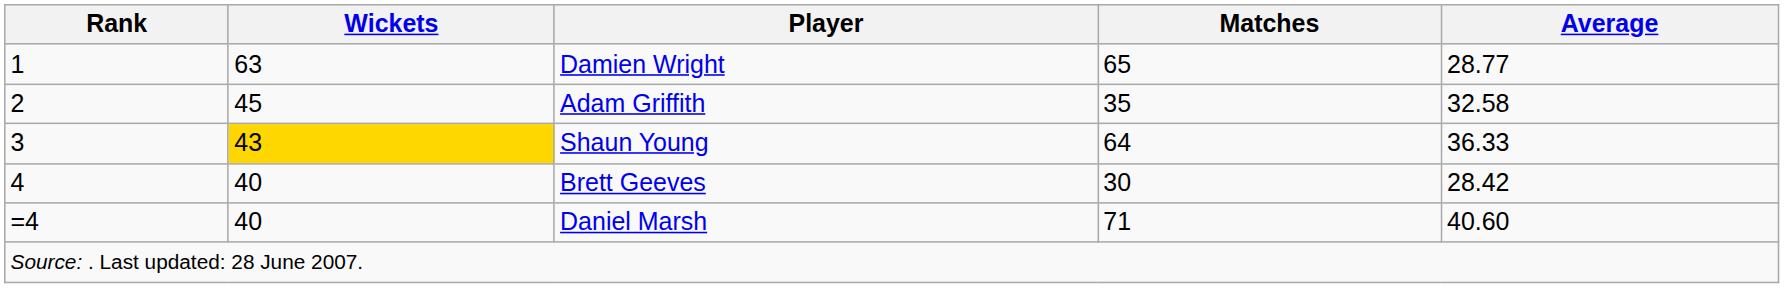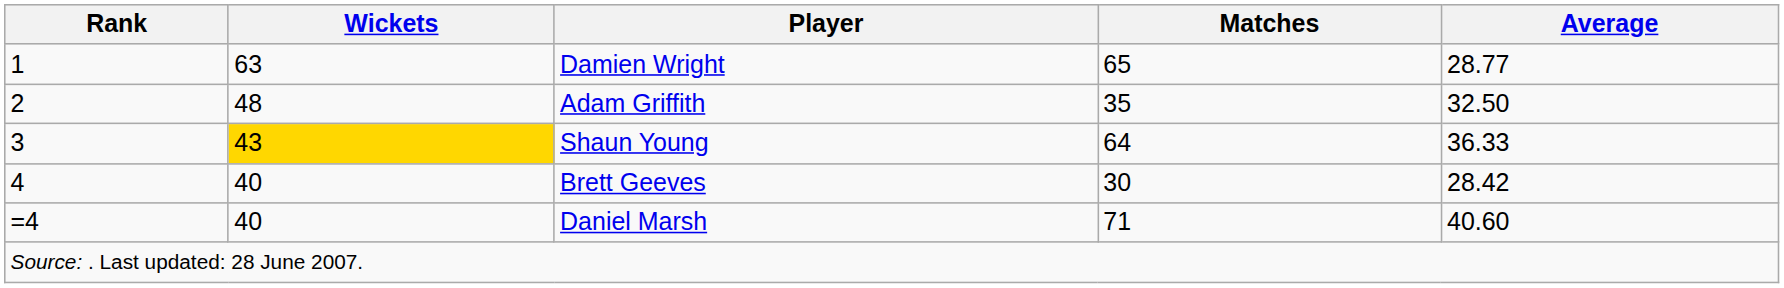(248, 103) 45 -> (248, 103) 48
(1478, 103) 32.58 -> (1478, 103) 32.50
